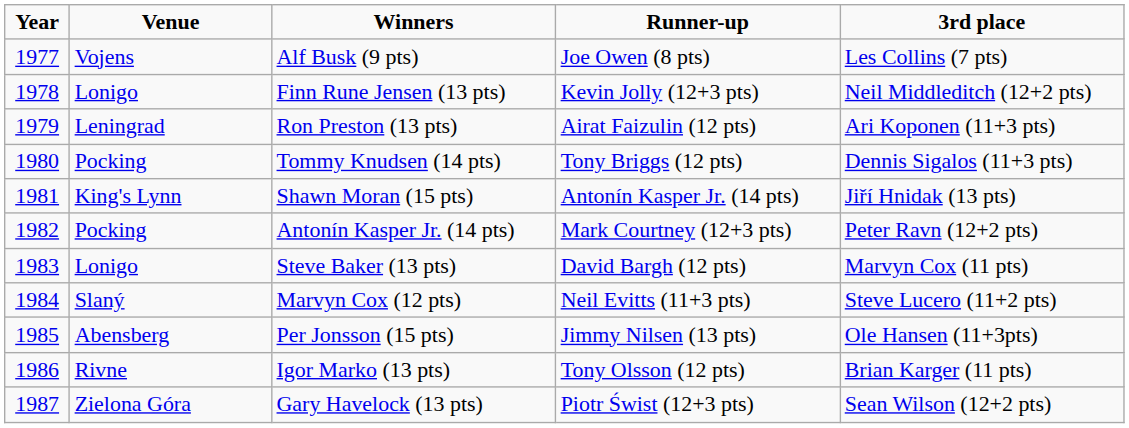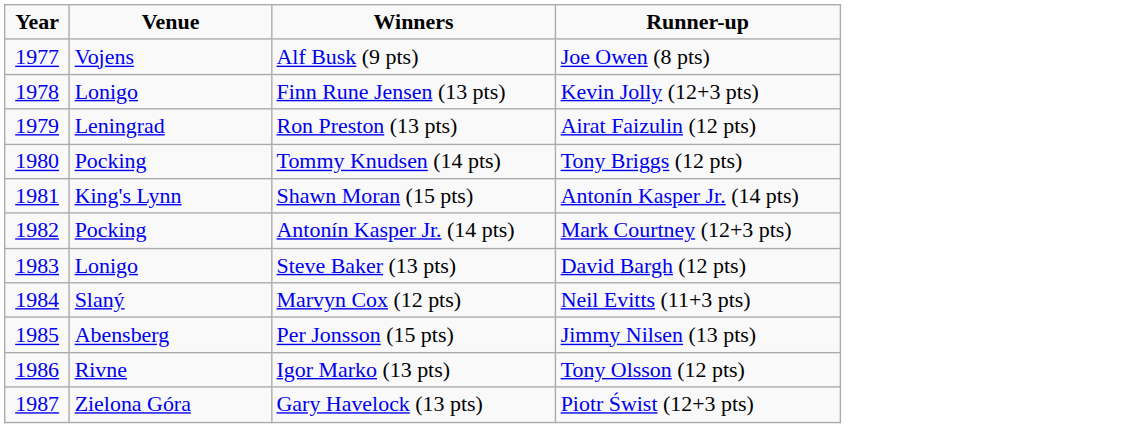- column: (982, 21)
